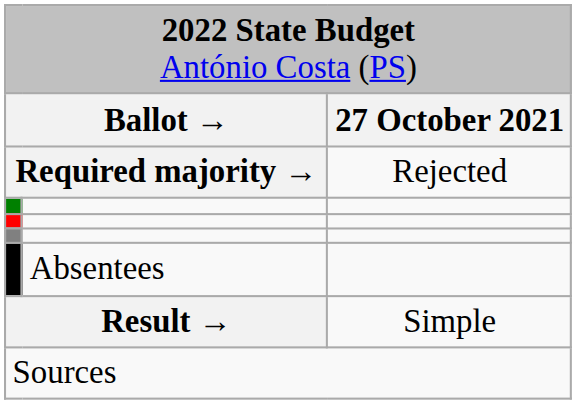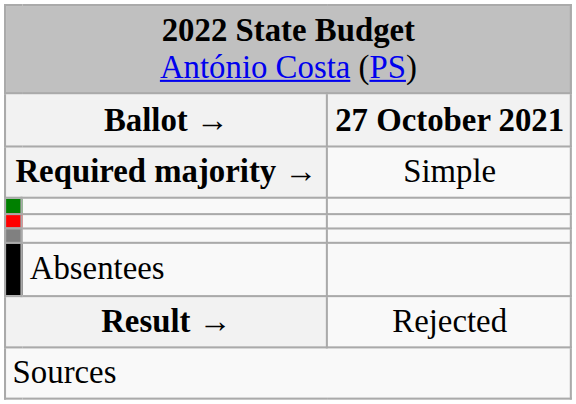(450, 171) Rejected -> (450, 171) Simple
(450, 320) Simple -> (450, 320) Rejected
